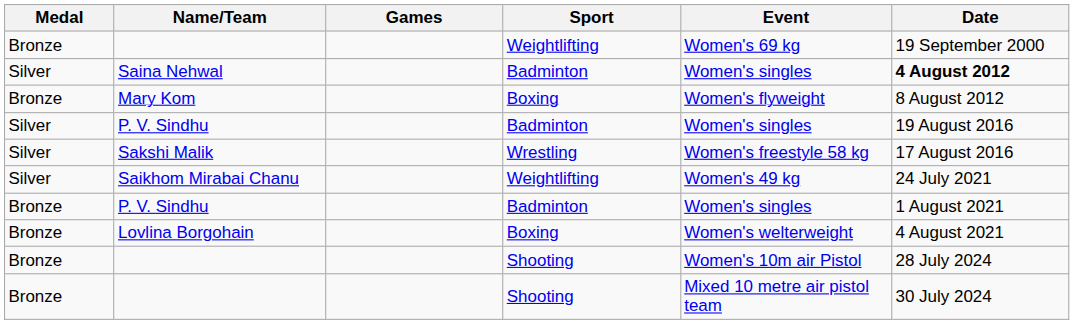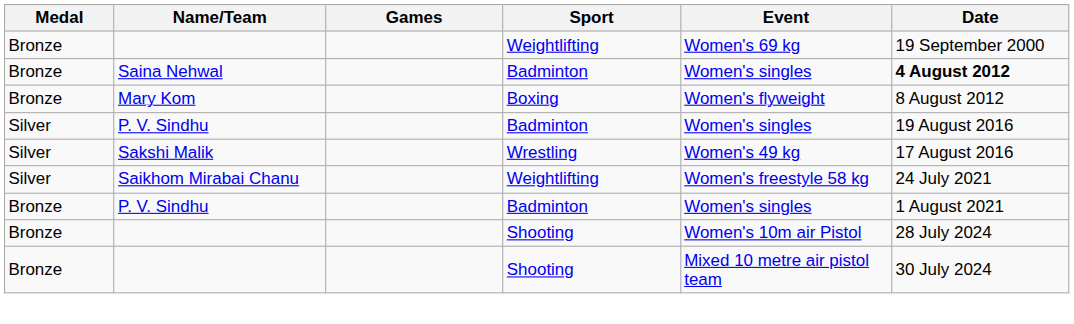(30, 71) Silver -> (35, 71) Bronze
(777, 152) Women's freestyle 58 kg -> (742, 152) Women's 49 kg
(742, 179) Women's 49 kg -> (777, 179) Women's freestyle 58 kg
- row: (186, 233)
